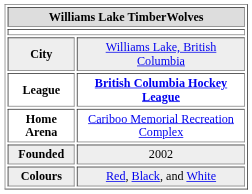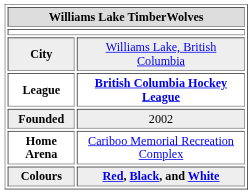rows swapped: (41, 154) <-> (41, 125)
(161, 176) normal -> (161, 176) bold
